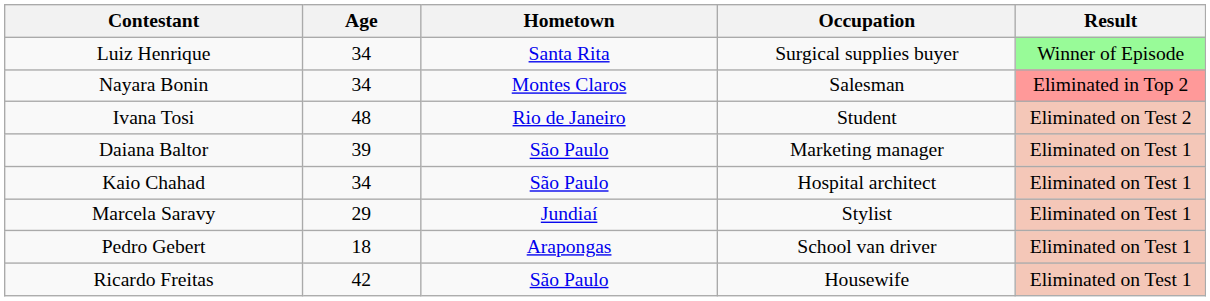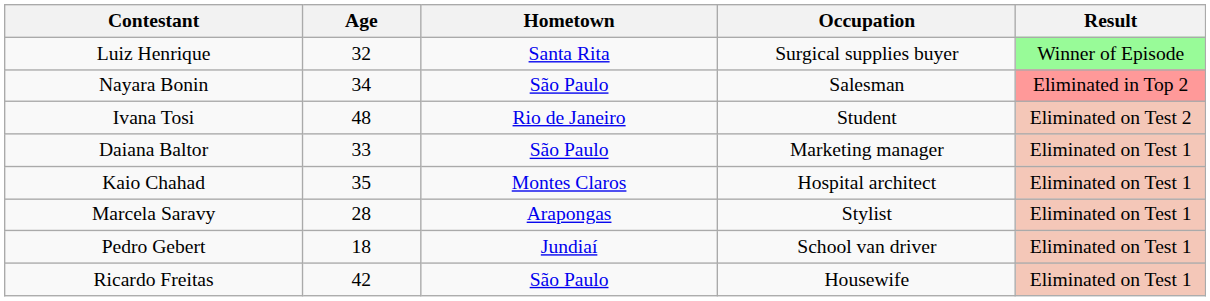(361, 53) 34 -> (361, 53) 32
(569, 85) Montes Claros -> (569, 85) São Paulo
(361, 150) 39 -> (361, 150) 33
(361, 182) 34 -> (361, 182) 35
(569, 182) São Paulo -> (569, 182) Montes Claros
(361, 214) 29 -> (361, 214) 28
(569, 214) Jundiaí -> (569, 214) Arapongas
(569, 247) Arapongas -> (569, 247) Jundiaí
